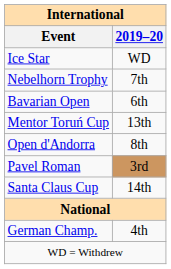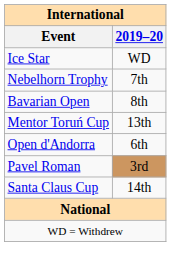(139, 101) 6th -> (139, 101) 8th
(139, 144) 8th -> (139, 144) 6th
- row: (53, 230)
